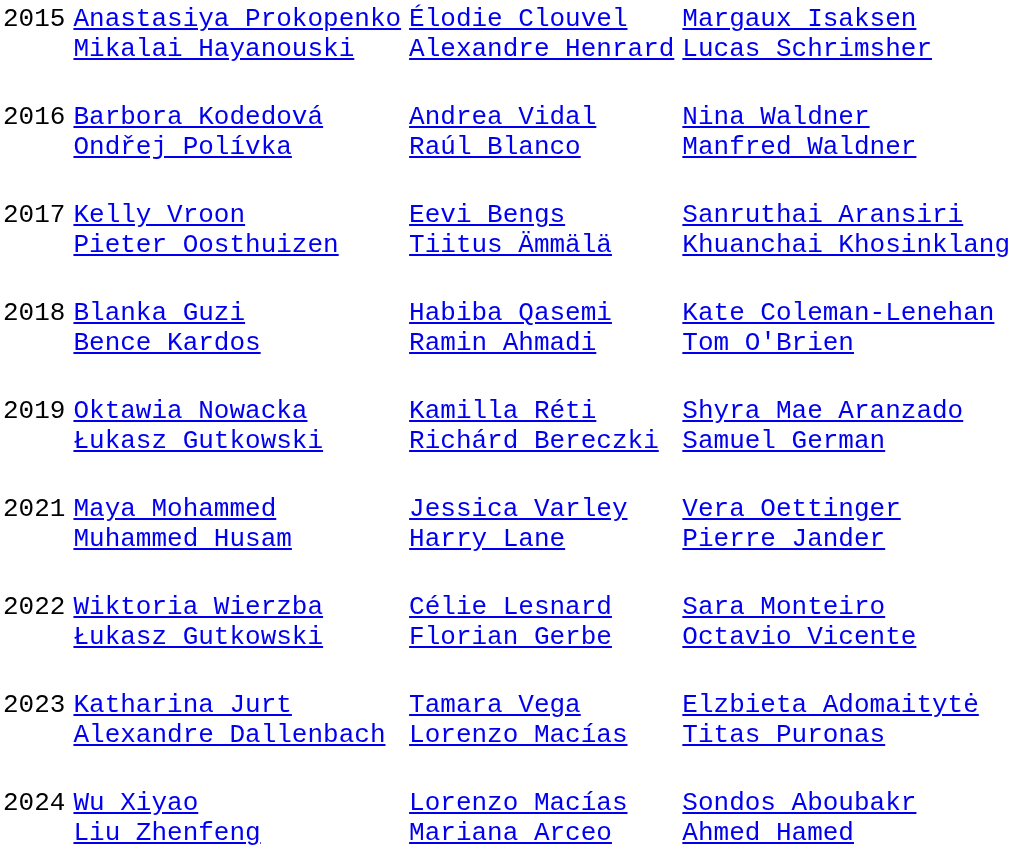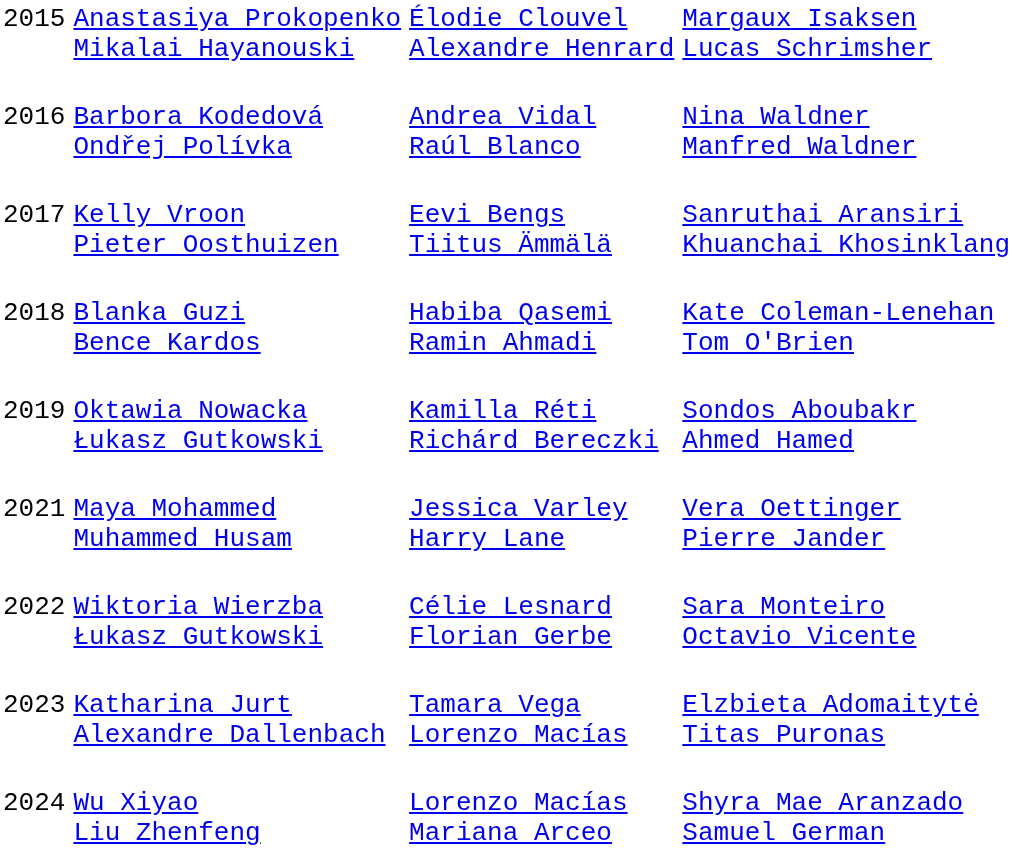(823, 426) Shyra Mae Aranzado Samuel German -> (799, 426) Sondos Aboubakr Ahmed Hamed
(799, 818) Sondos Aboubakr Ahmed Hamed -> (823, 818) Shyra Mae Aranzado Samuel German
